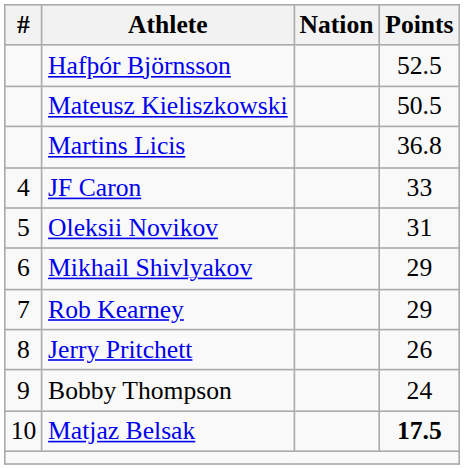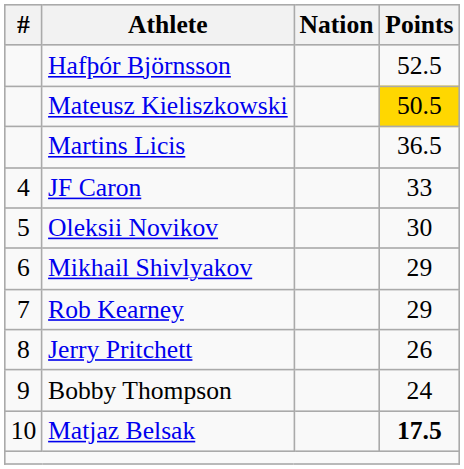(419, 106) no background -> (419, 106) gold background
(419, 146) 36.8 -> (419, 146) 36.5
(419, 227) 31 -> (419, 227) 30
